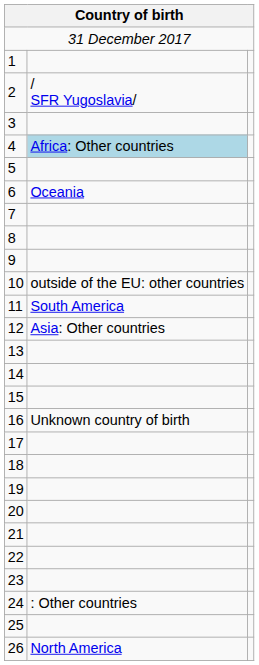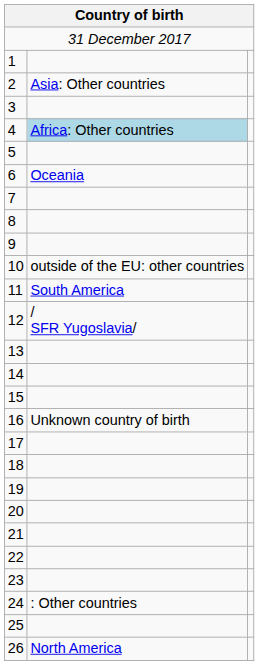(84, 92) / SFR Yugoslavia/ -> (98, 84) Asia: Other countries
(98, 329) Asia: Other countries -> (84, 320) / SFR Yugoslavia/
